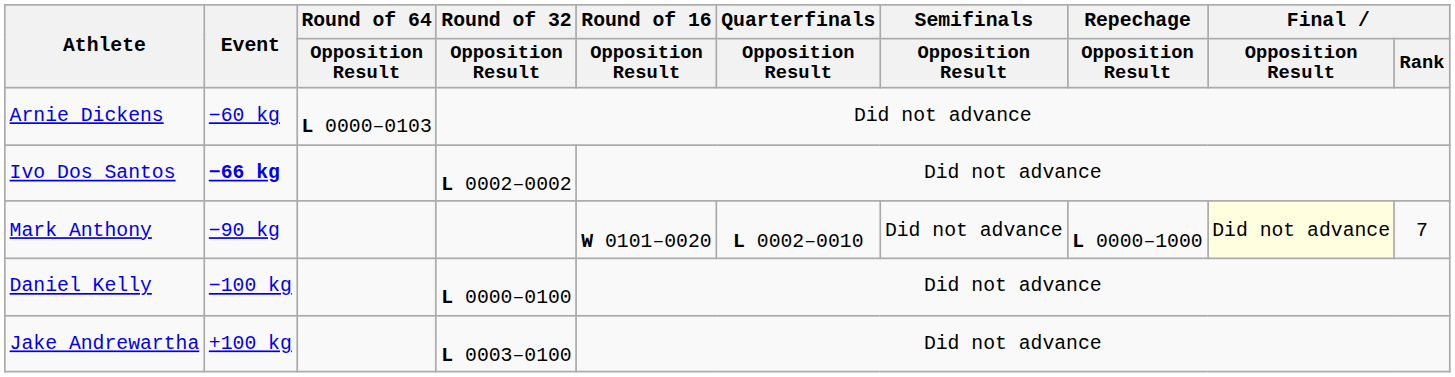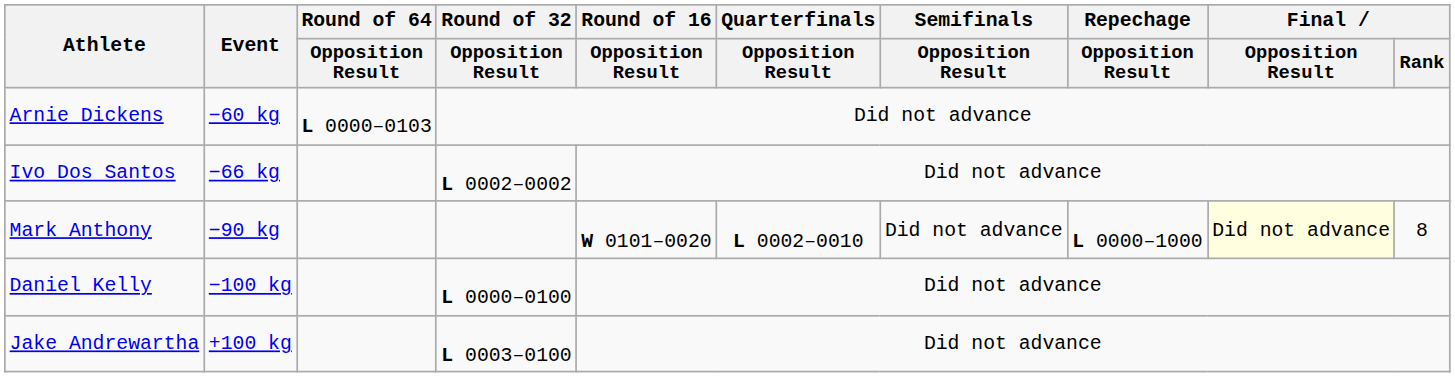(244, 173) bold -> (244, 173) normal
(1422, 230) 7 -> (1422, 230) 8
